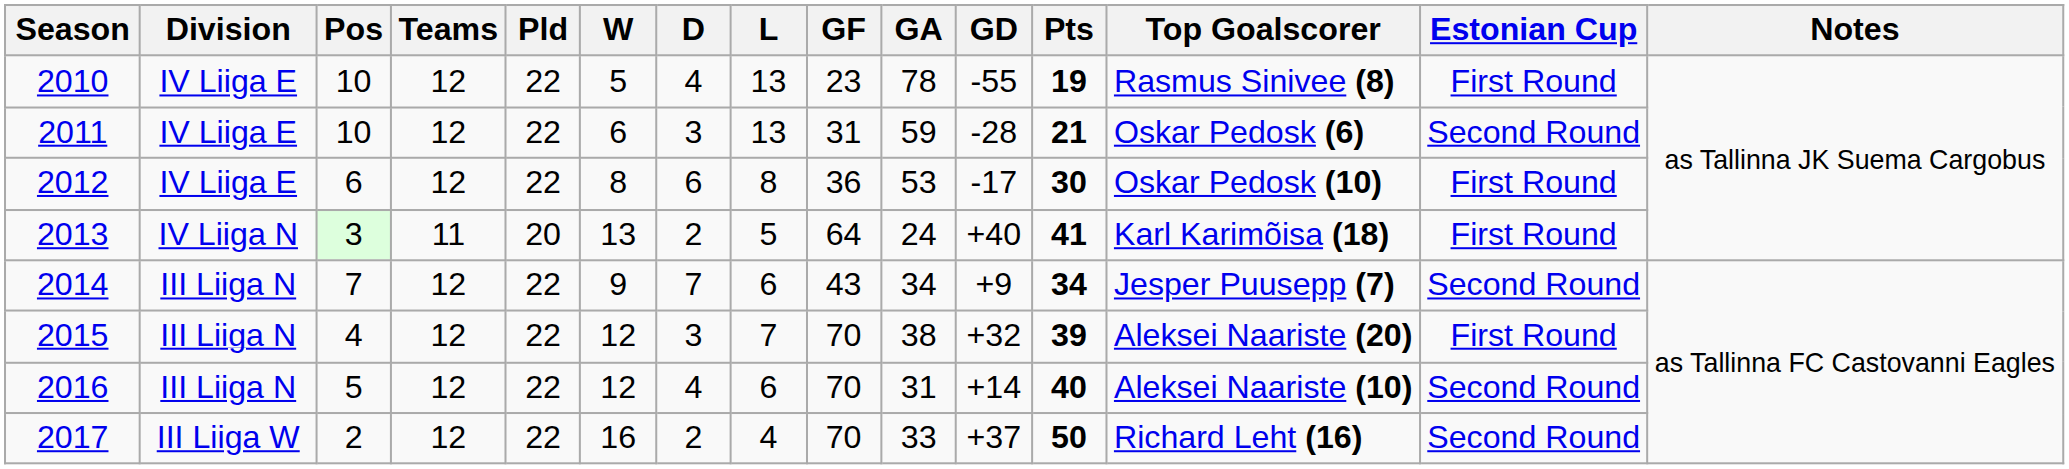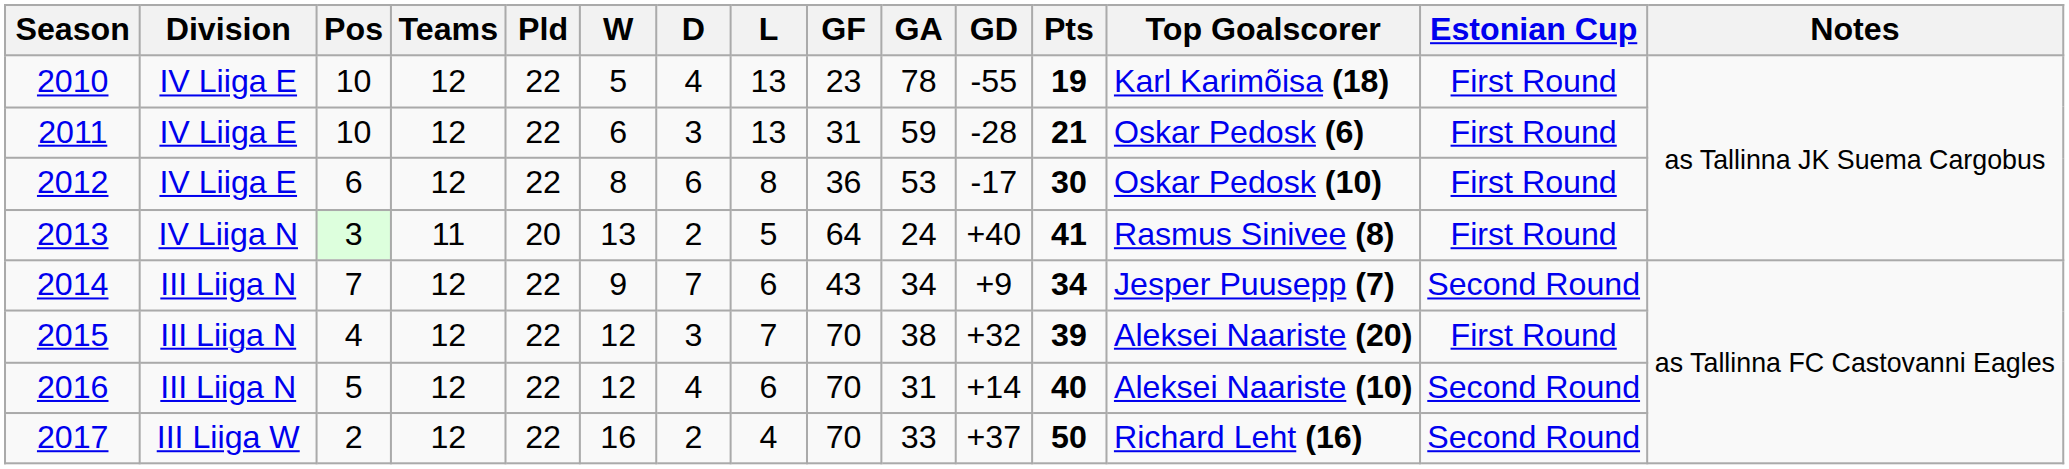(1254, 81) Rasmus Sinivee (8) -> (1252, 81) Karl Karimõisa (18)
(1534, 132) Second Round -> (1534, 132) First Round
(1252, 234) Karl Karimõisa (18) -> (1254, 234) Rasmus Sinivee (8)
